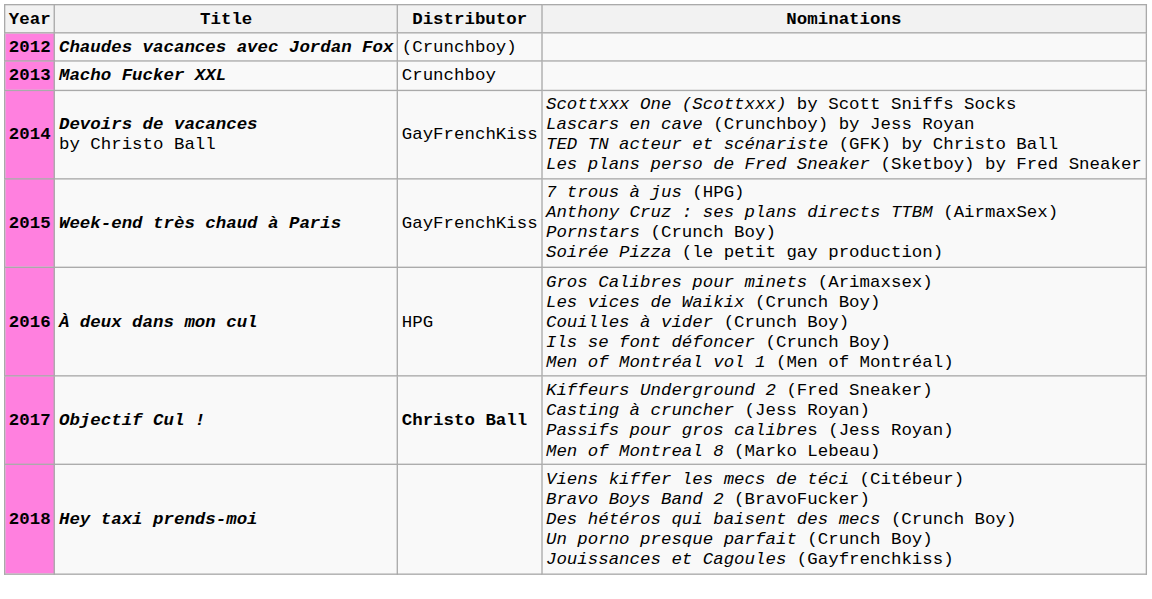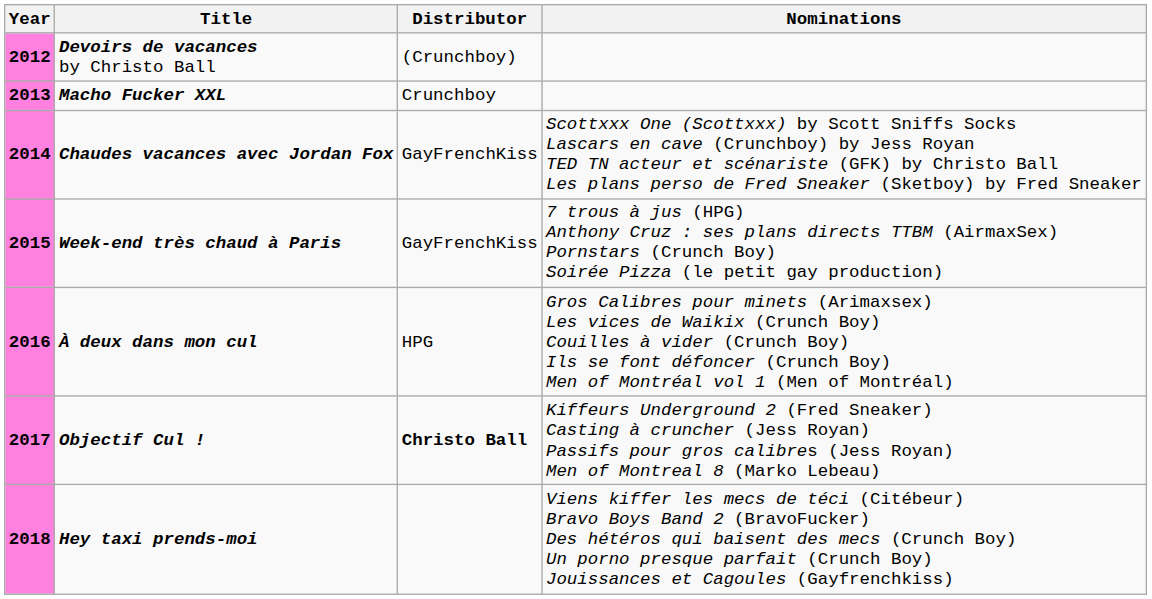(226, 47) Chaudes vacances avec Jordan Fox -> (158, 57) Devoirs de vacances by Christo Ball
(158, 134) Devoirs de vacances by Christo Ball -> (226, 154) Chaudes vacances avec Jordan Fox
